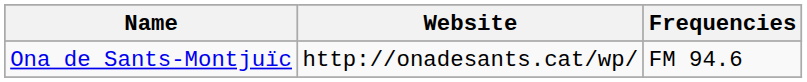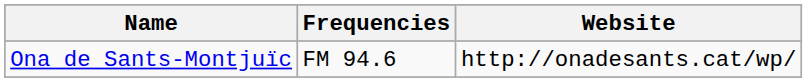columns swapped: (723, 23) <-> (470, 23)
